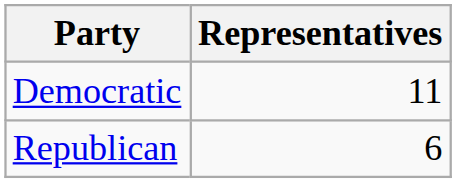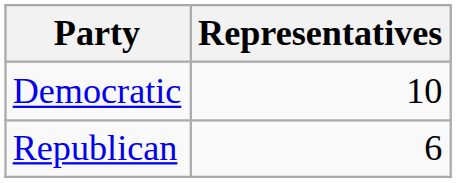(425, 90) 11 -> (424, 90) 10
